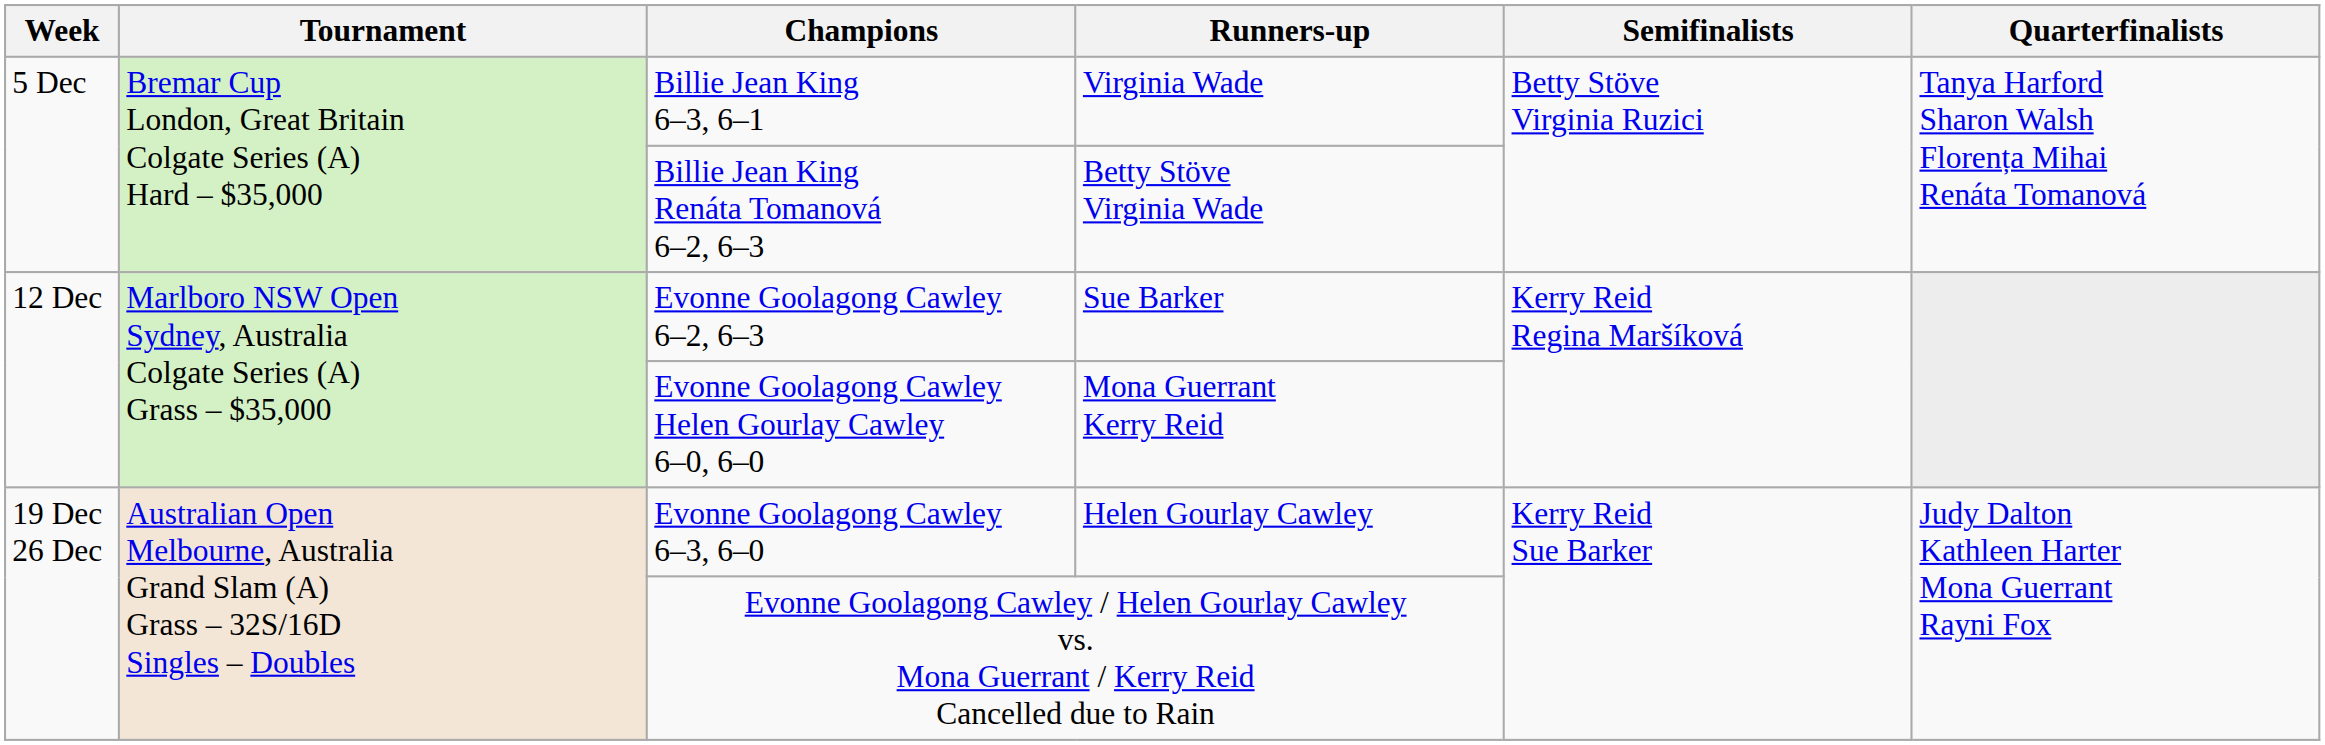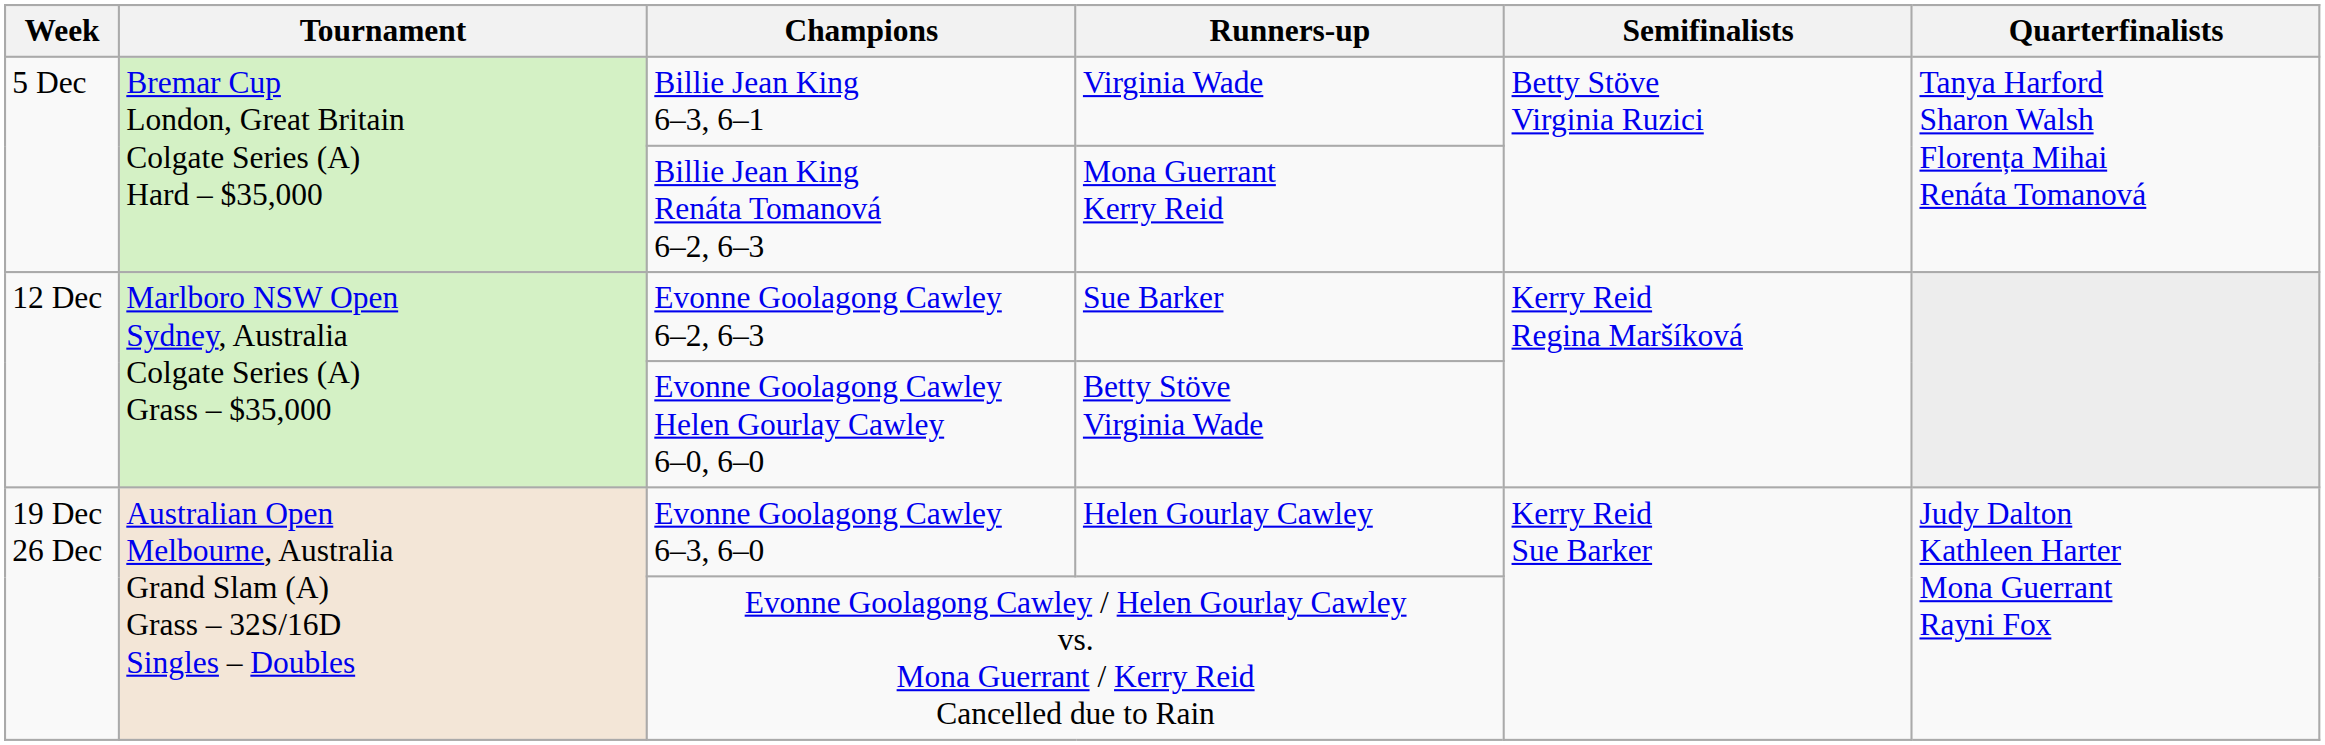(1173, 190) Betty Stöve Virginia Wade -> (1179, 190) Mona Guerrant Kerry Reid
(1179, 405) Mona Guerrant Kerry Reid -> (1173, 405) Betty Stöve Virginia Wade
